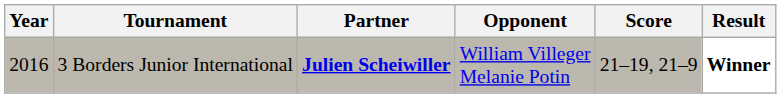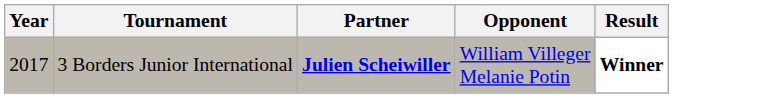- column: (649, 21)
(29, 64) 2016 -> (29, 64) 2017
